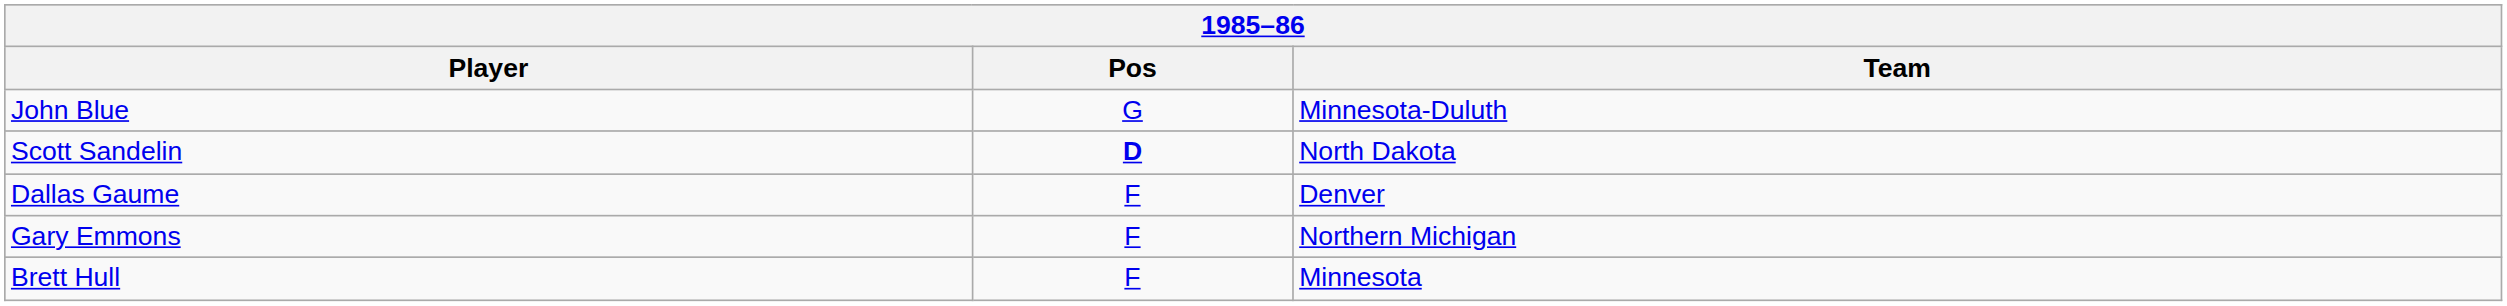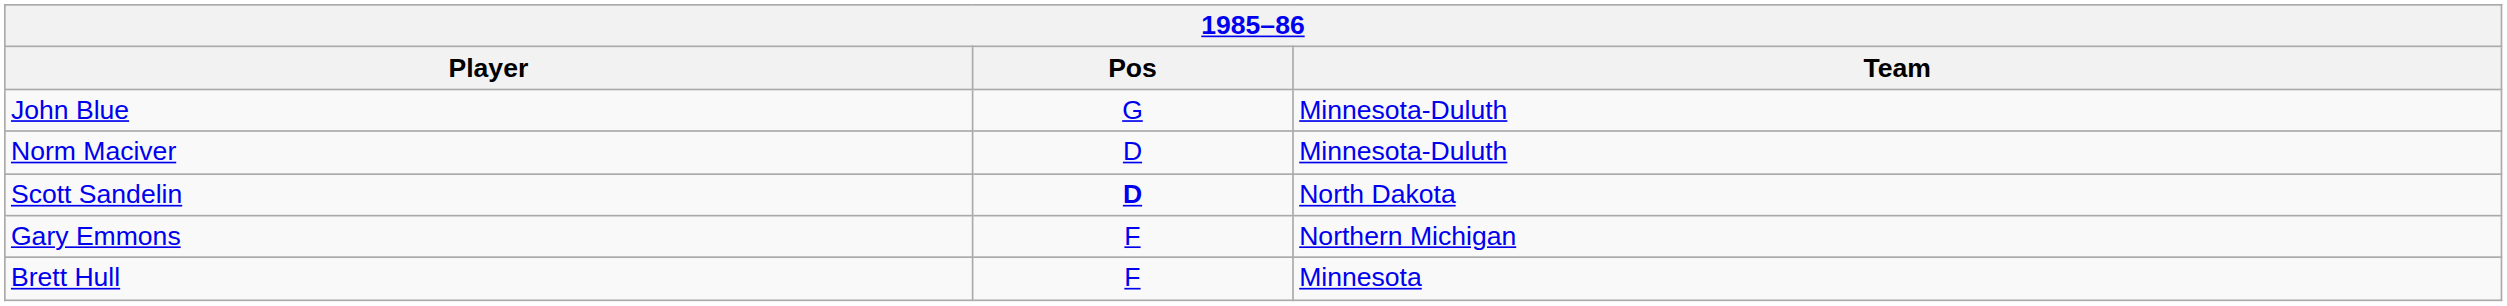+ row: (94, 151)
- row: (95, 194)
